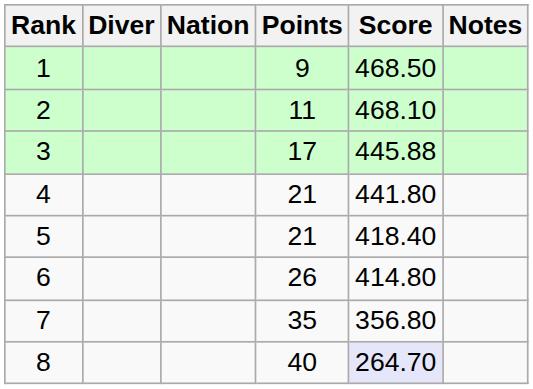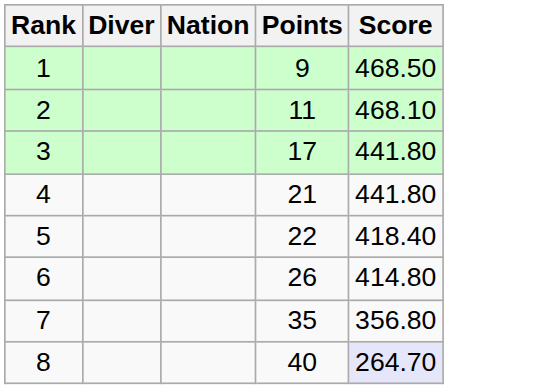- column: (485, 25)
(396, 151) 445.88 -> (396, 151) 441.80
(302, 236) 21 -> (302, 236) 22
